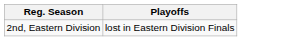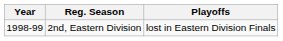+ column: (25, 12)
